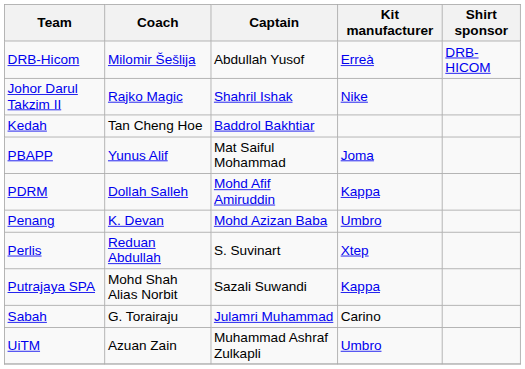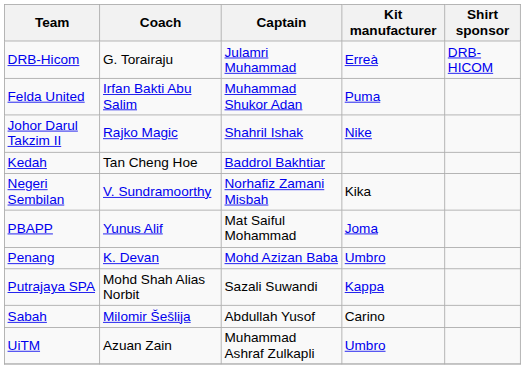(152, 59) Milomir Šešlija -> (138, 59) G. Torairaju
(259, 59) Abdullah Yusof -> (260, 59) Julamri Muhammad
+ row: (46, 96)
+ row: (36, 191)
- row: (28, 191)
- row: (25, 250)
(143, 316) G. Torairaju -> (147, 316) Milomir Šešlija
(274, 316) Julamri Muhammad -> (270, 316) Abdullah Yusof
